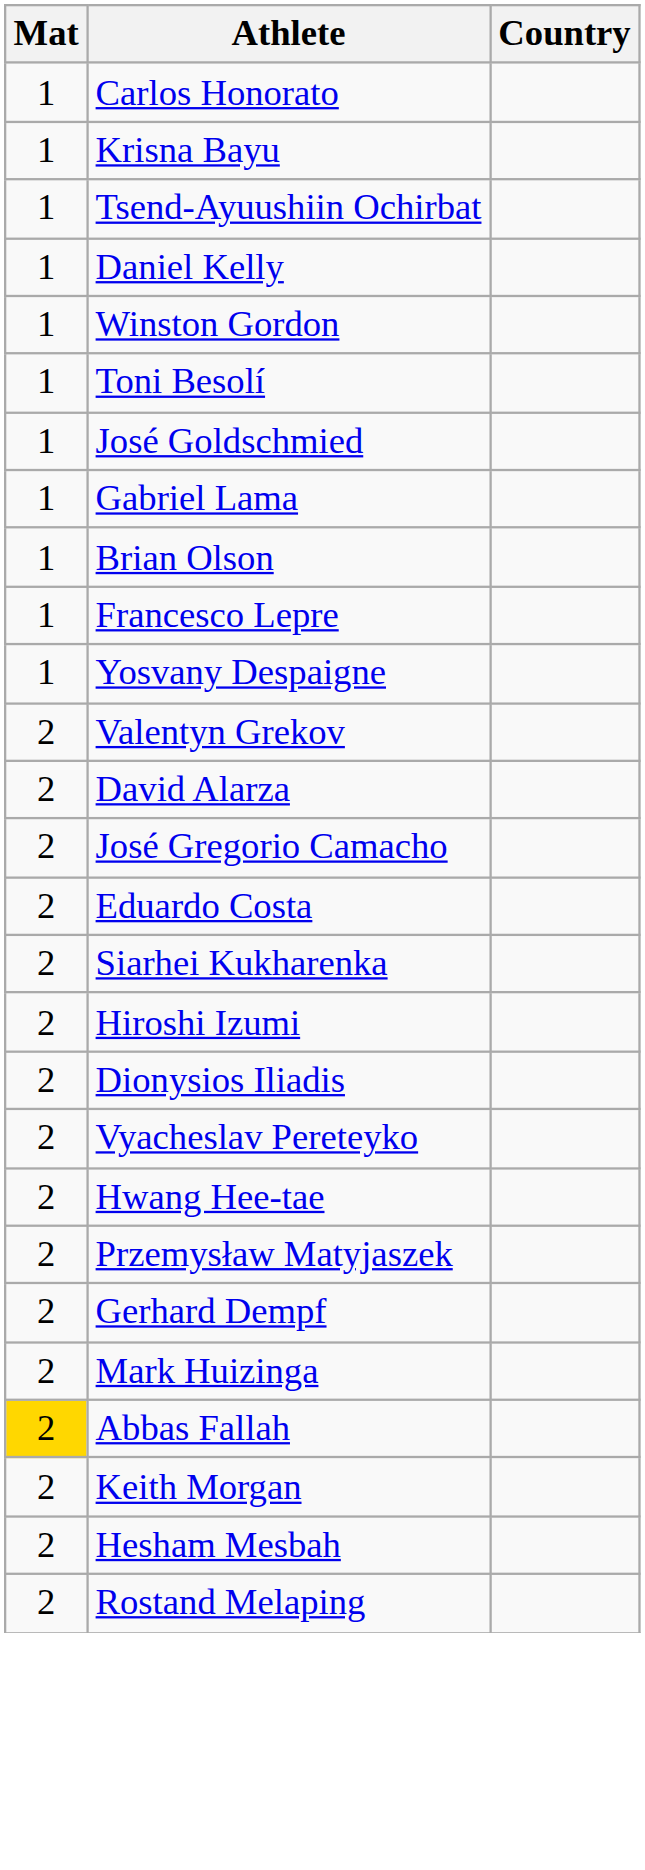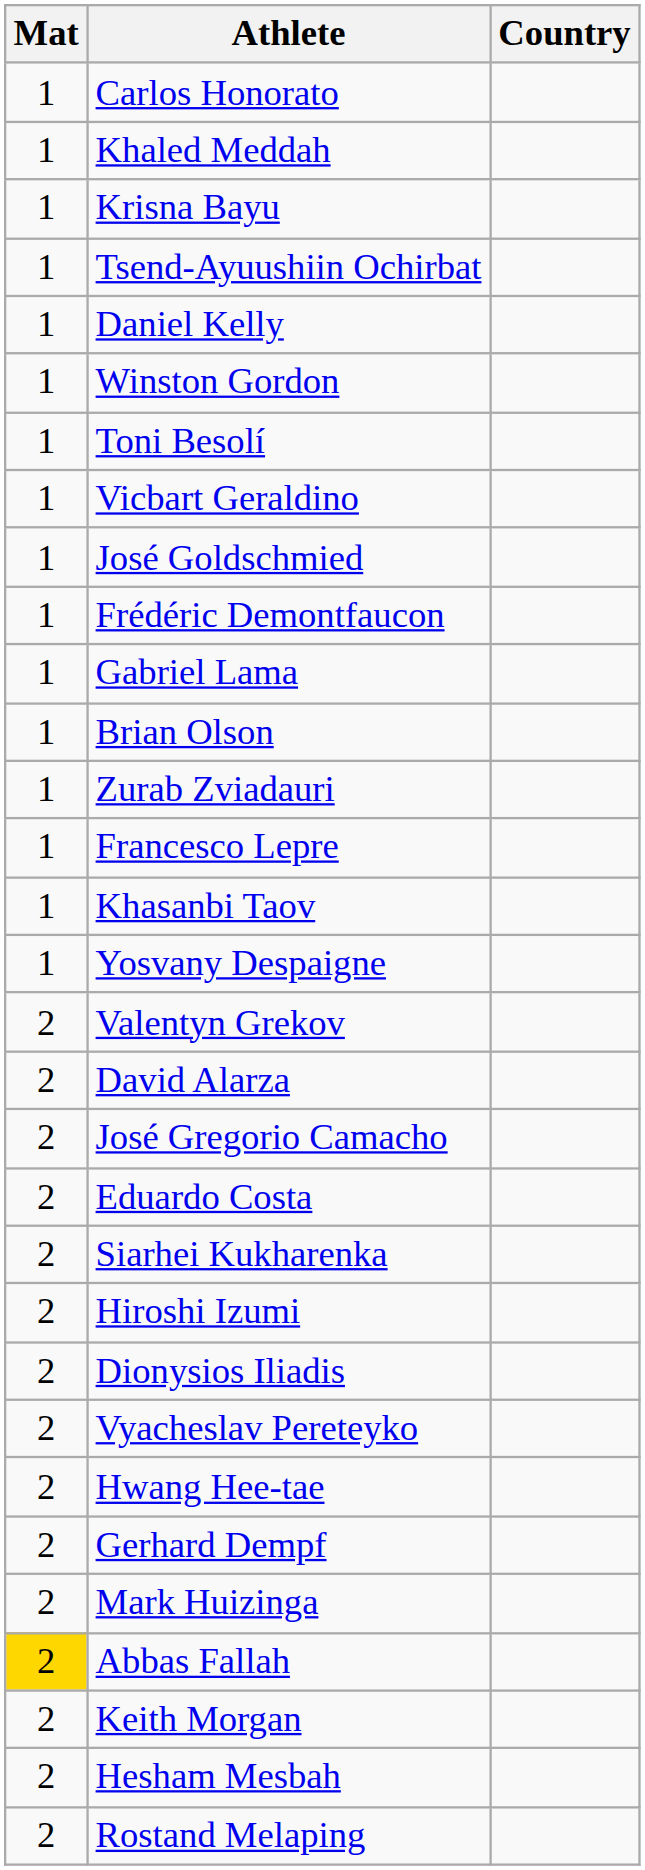+ row: (213, 149)
+ row: (227, 498)
+ row: (270, 614)
+ row: (215, 788)
+ row: (205, 905)
- row: (274, 1253)
